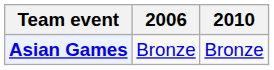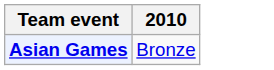- column: (166, 20)
